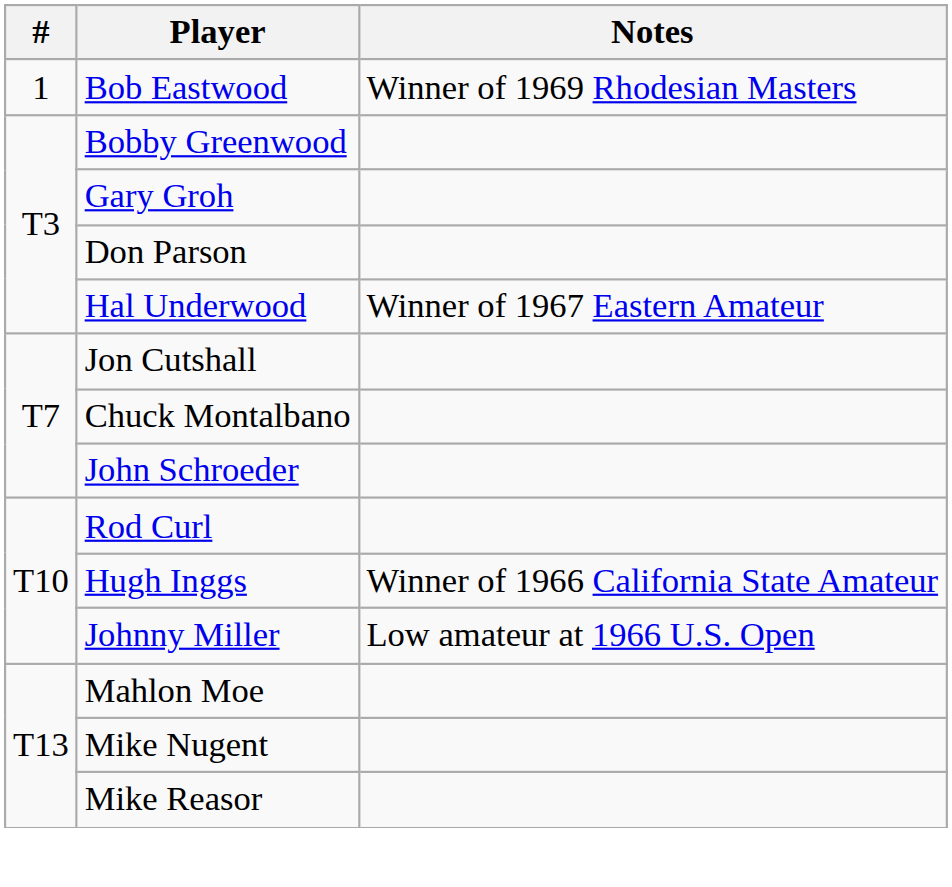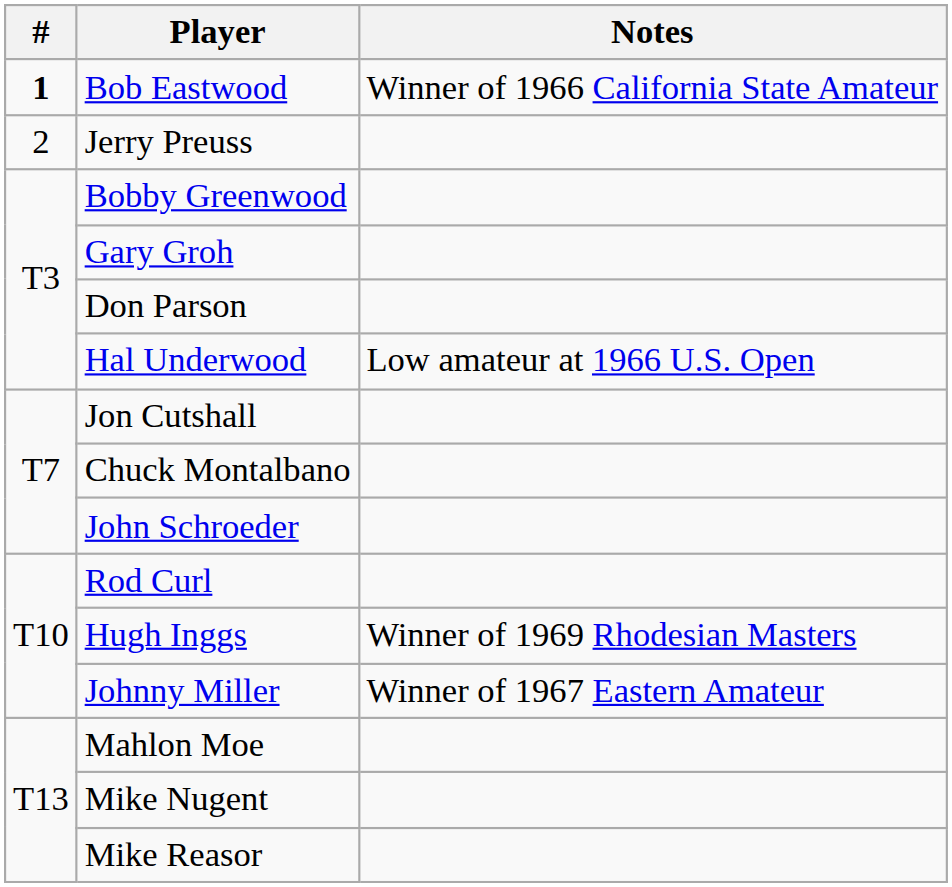(41, 86) normal -> (41, 86) bold
(612, 86) Winner of 1969 Rhodesian Masters -> (652, 86) Winner of 1966 California State Amateur
+ row: (169, 141)
(595, 305) Winner of 1967 Eastern Amateur -> (591, 360) Low amateur at 1966 U.S. Open
(652, 580) Winner of 1966 California State Amateur -> (612, 634) Winner of 1969 Rhodesian Masters
(591, 634) Low amateur at 1966 U.S. Open -> (595, 689) Winner of 1967 Eastern Amateur
